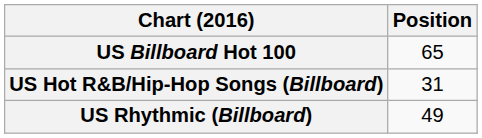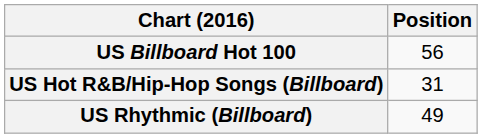(432, 52) 65 -> (432, 52) 56
